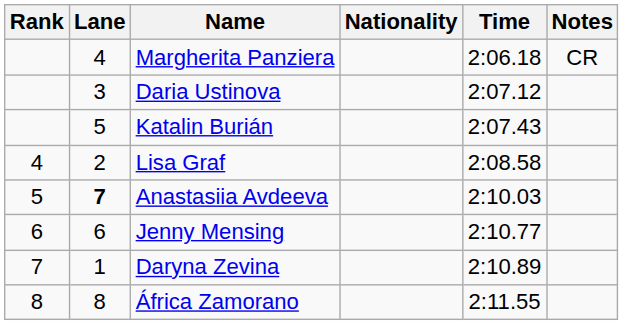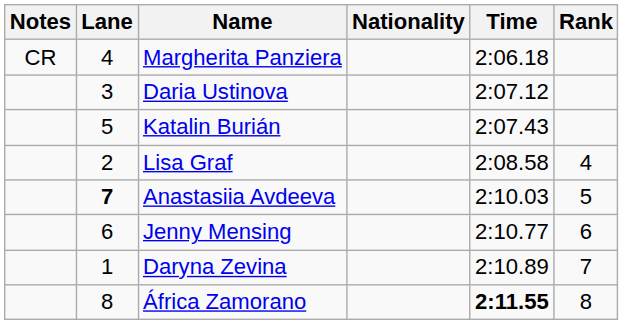columns swapped: (37, 22) <-> (582, 22)
(505, 302) normal -> (512, 302) bold
